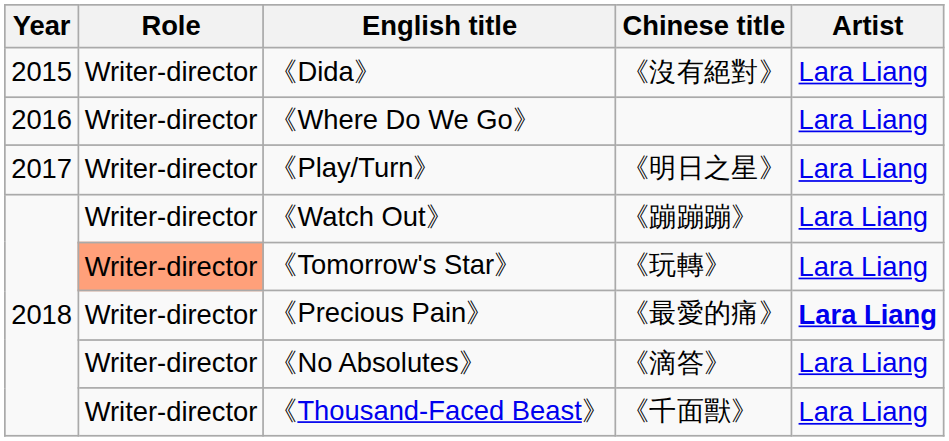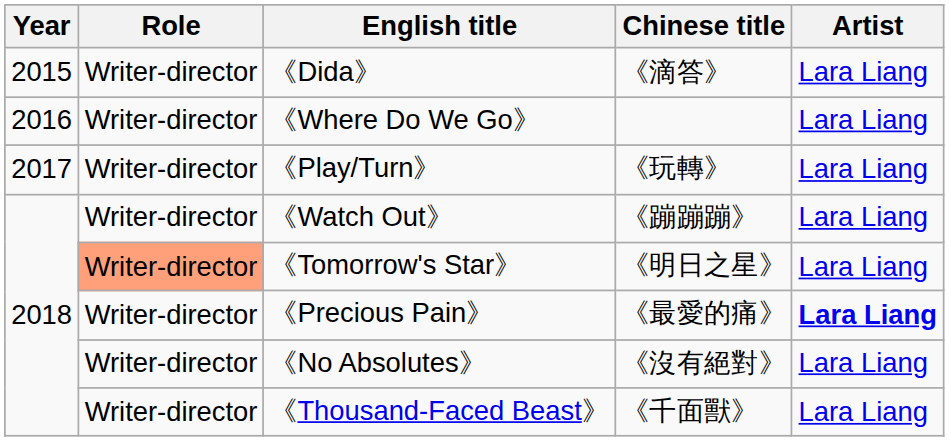(704, 71) 《沒有絕對》 -> (677, 71) 《滴答》
(704, 168) 《明日之星》 -> (677, 168) 《玩轉》
(677, 265) 《玩轉》 -> (704, 265) 《明日之星》
(677, 362) 《滴答》 -> (704, 362) 《沒有絕對》
